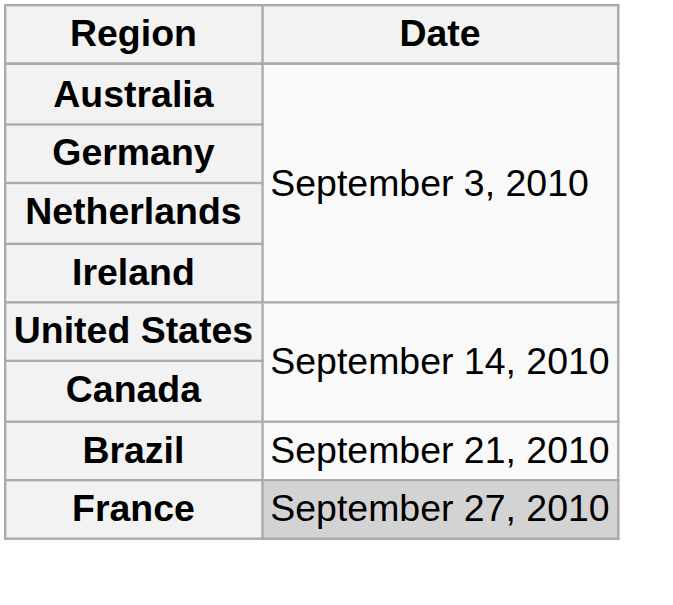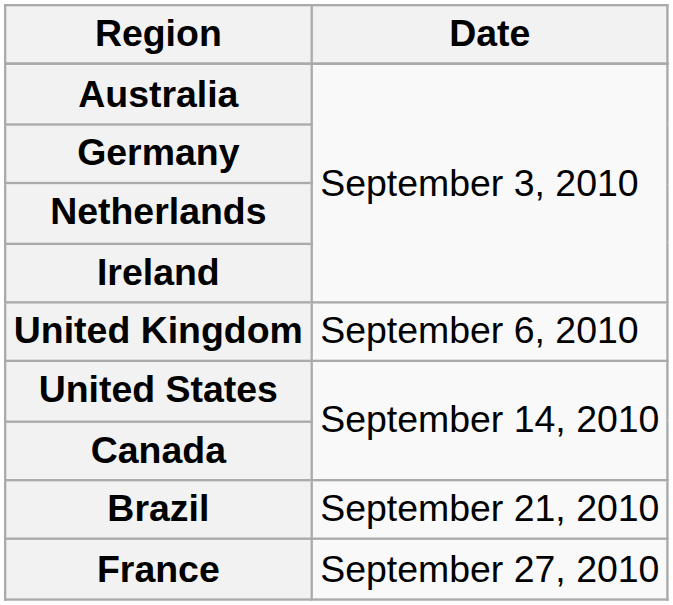+ row: (158, 331)
(440, 509) lightgrey background -> (490, 568) no background
